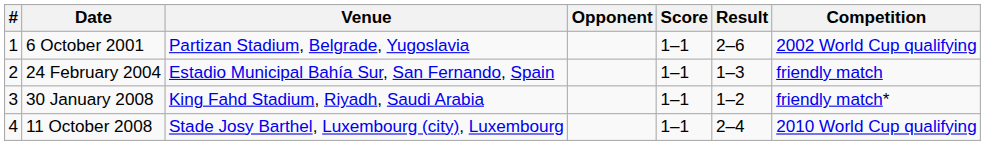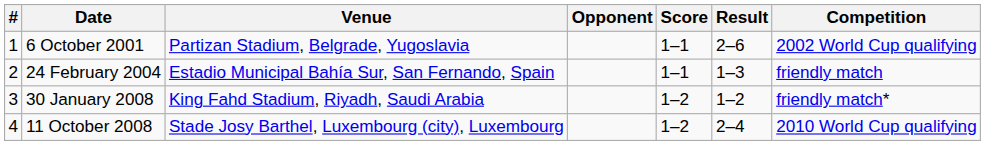(675, 99) 1–1 -> (675, 99) 1–2
(675, 126) 1–1 -> (675, 126) 1–2
